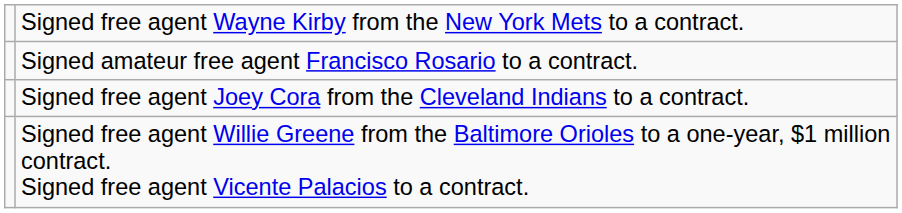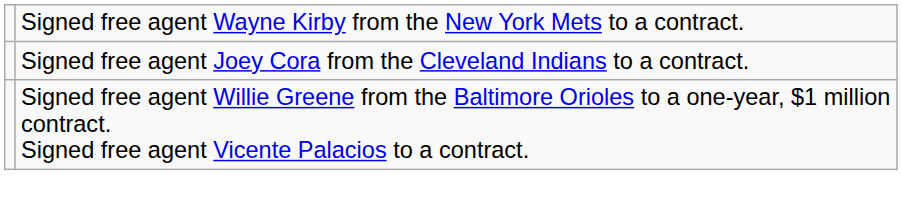- row: (330, 60)
